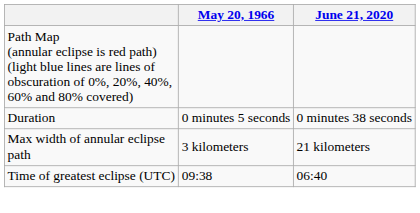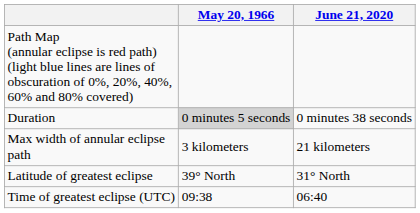(236, 118) no background -> (236, 118) lightgrey background
+ row: (80, 176)
